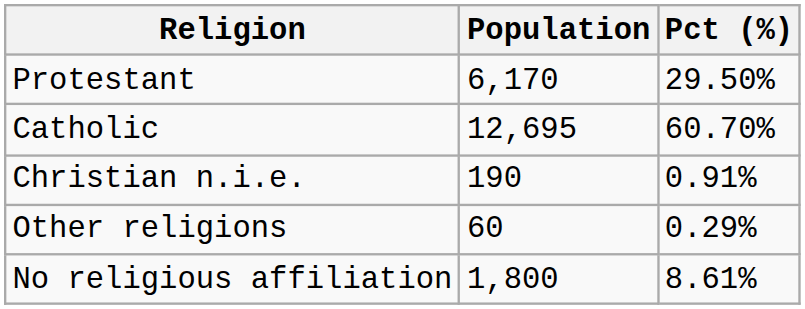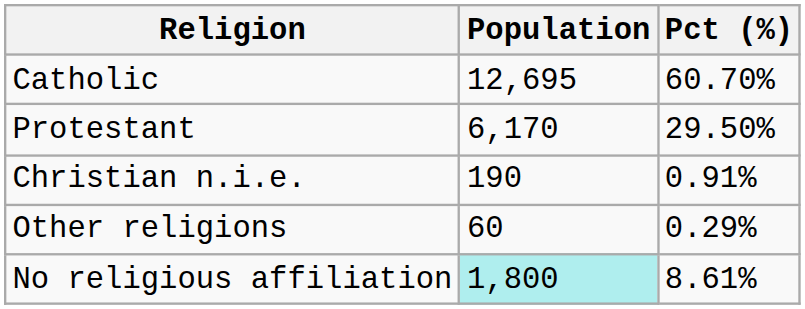rows swapped: (86, 130) <-> (104, 80)
(513, 279) no background -> (513, 279) paleturquoise background
